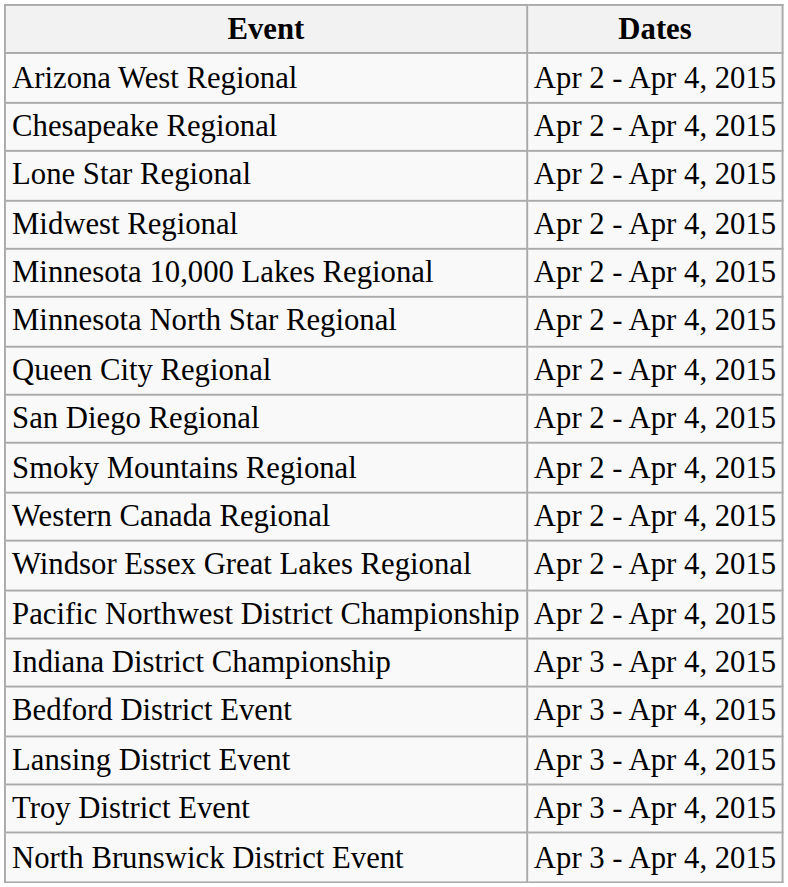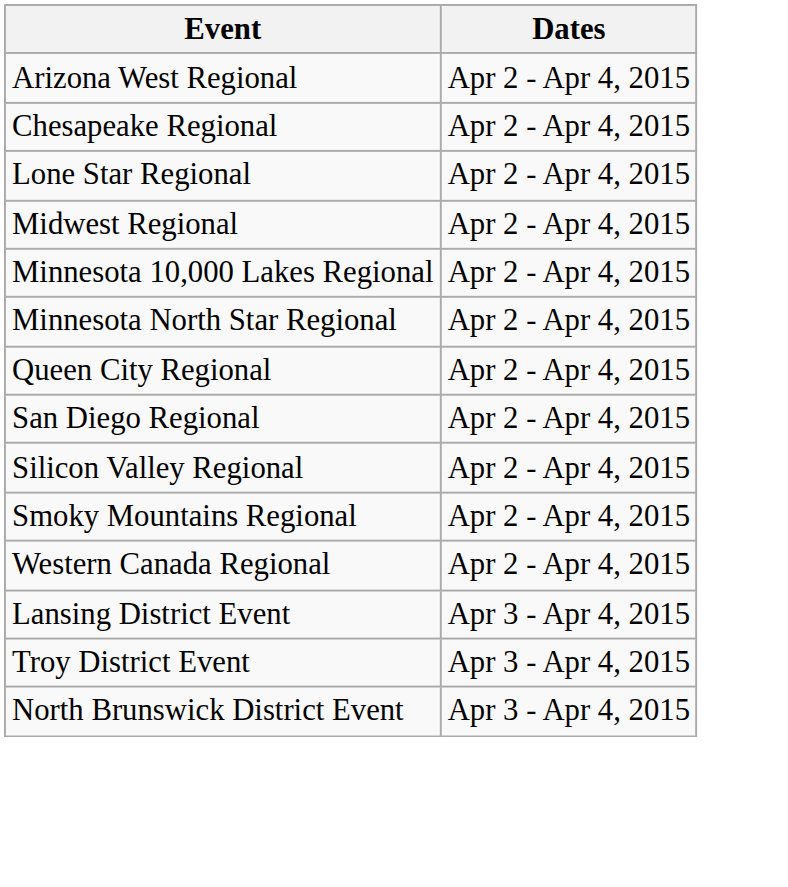+ row: (158, 467)
- row: (242, 564)
- row: (266, 613)
- row: (201, 662)
- row: (152, 710)
